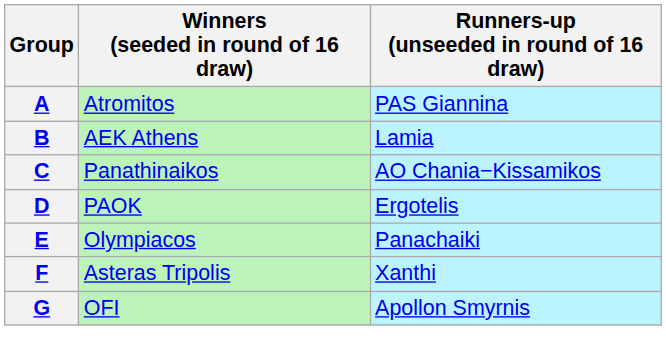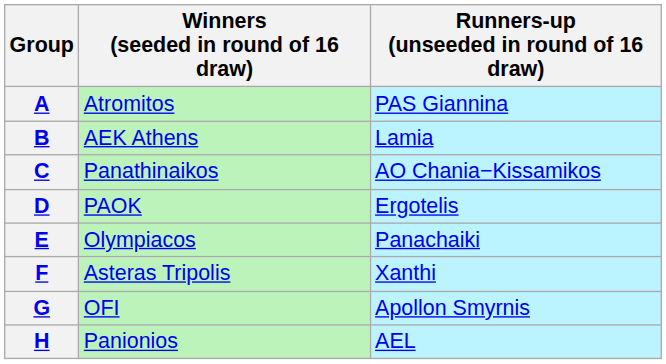+ row: (42, 341)
